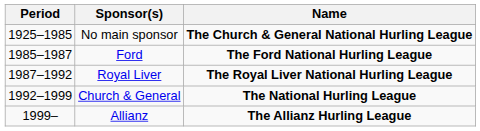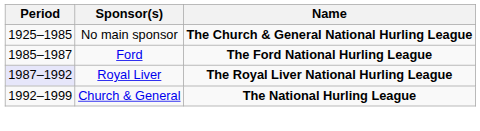(40, 75) no background -> (40, 75) lavender background
- row: (129, 116)
